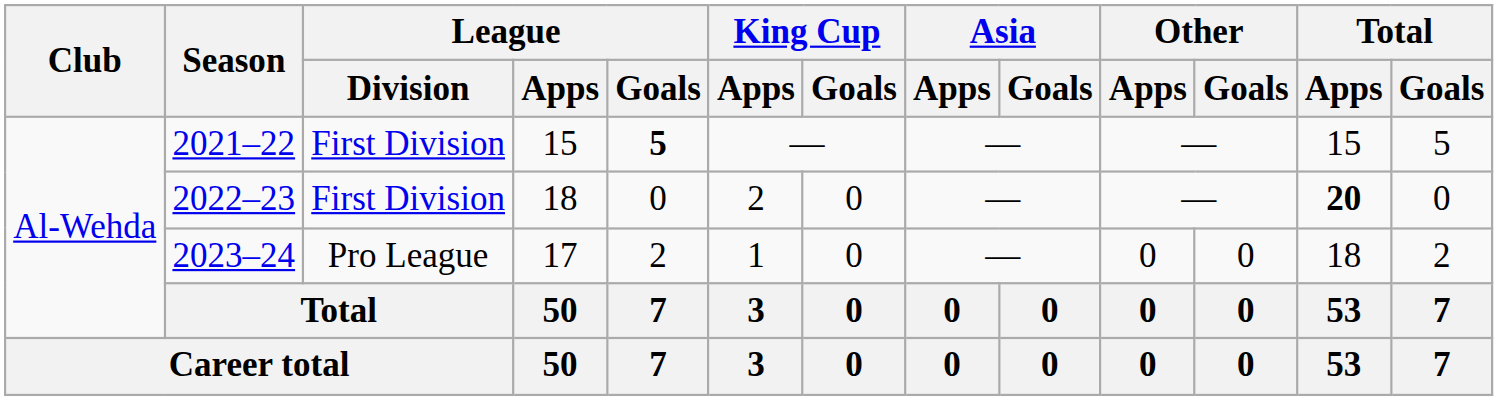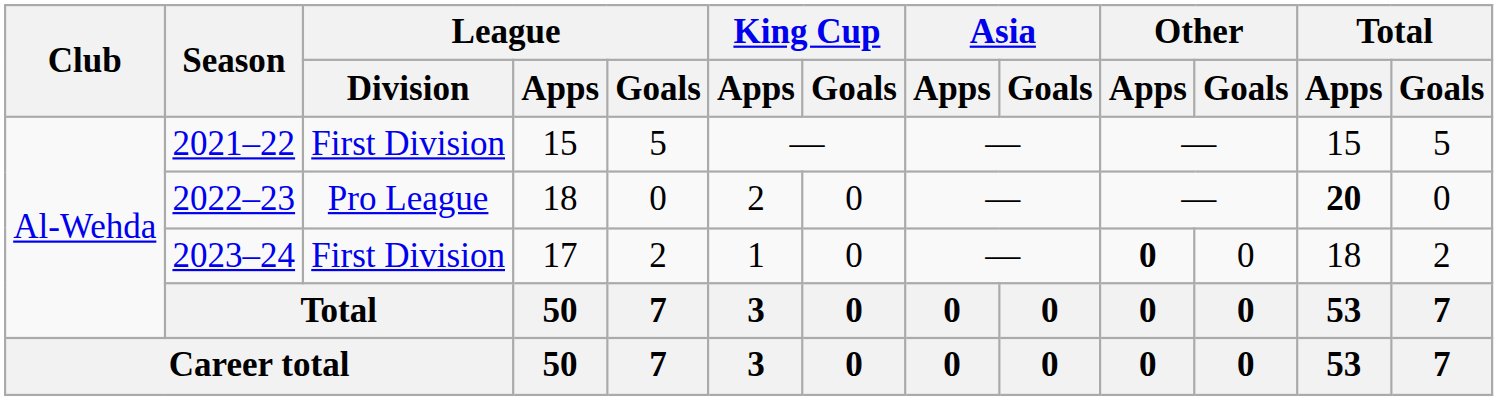(658, 143) bold -> (658, 143) normal
(408, 198) First Division -> (408, 198) Pro League
(408, 254) Pro League -> (408, 254) First Division
(1148, 254) normal -> (1148, 254) bold
